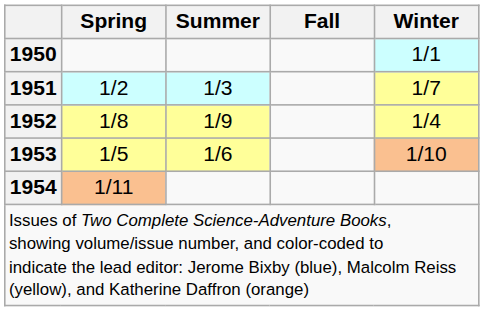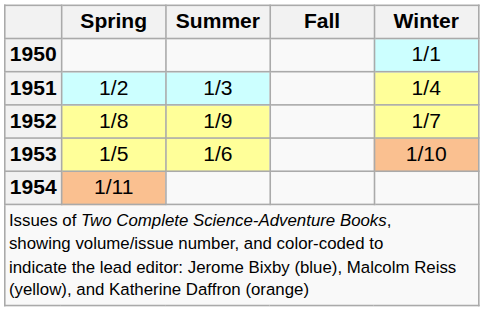(426, 87) 1/7 -> (426, 87) 1/4
(426, 121) 1/4 -> (426, 121) 1/7
